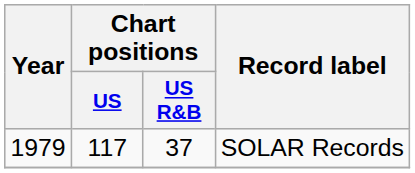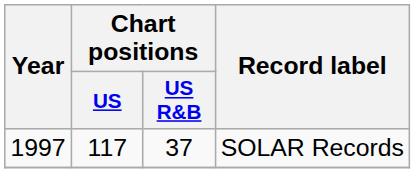(38, 147) 1979 -> (38, 147) 1997
